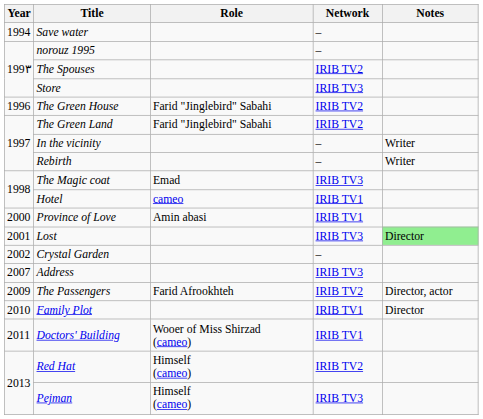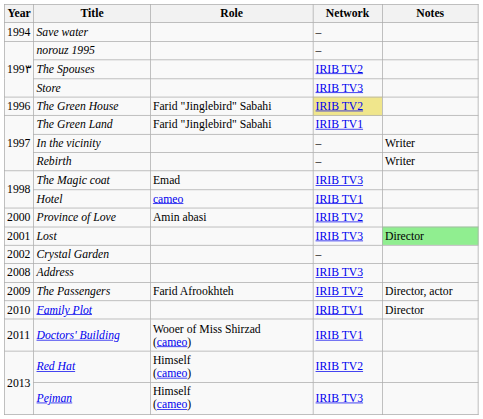(339, 106) no background -> (339, 106) khaki background
(339, 124) IRIB TV2 -> (339, 124) IRIB TV1
(339, 217) IRIB TV1 -> (339, 217) IRIB TV2
(19, 273) 2007 -> (19, 273) 2008
